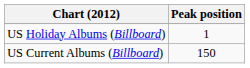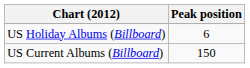(206, 33) 1 -> (206, 33) 6
